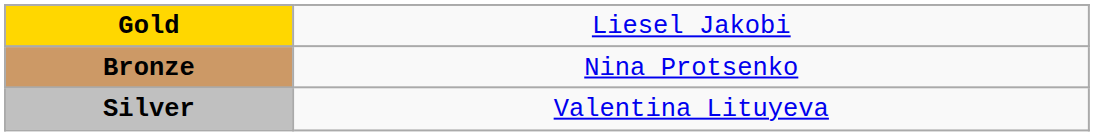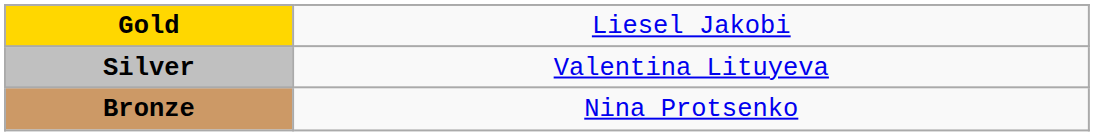rows swapped: (149, 109) <-> (149, 67)
